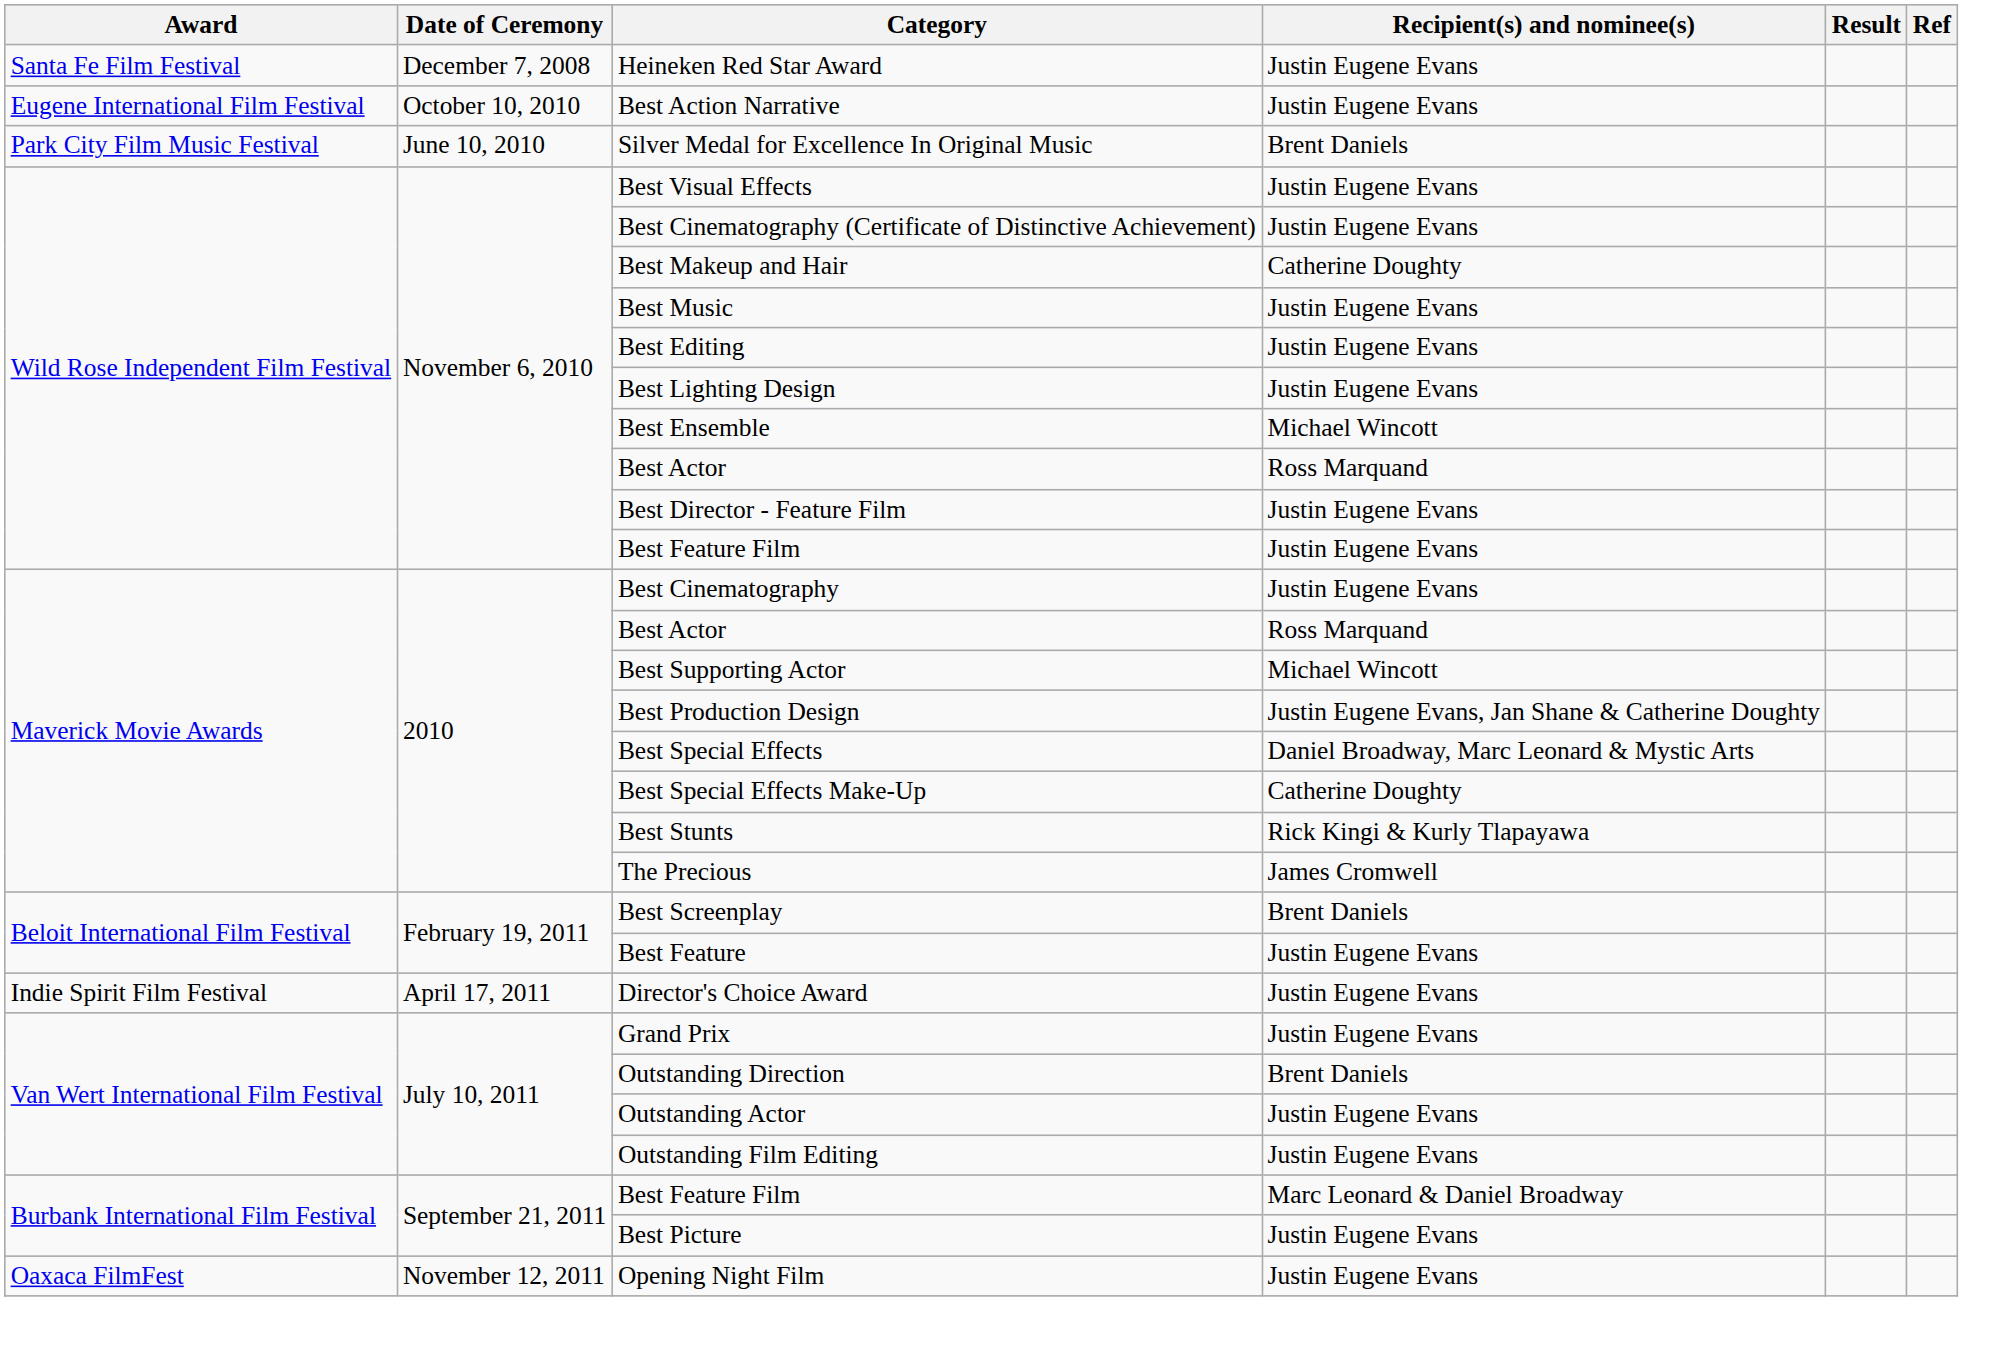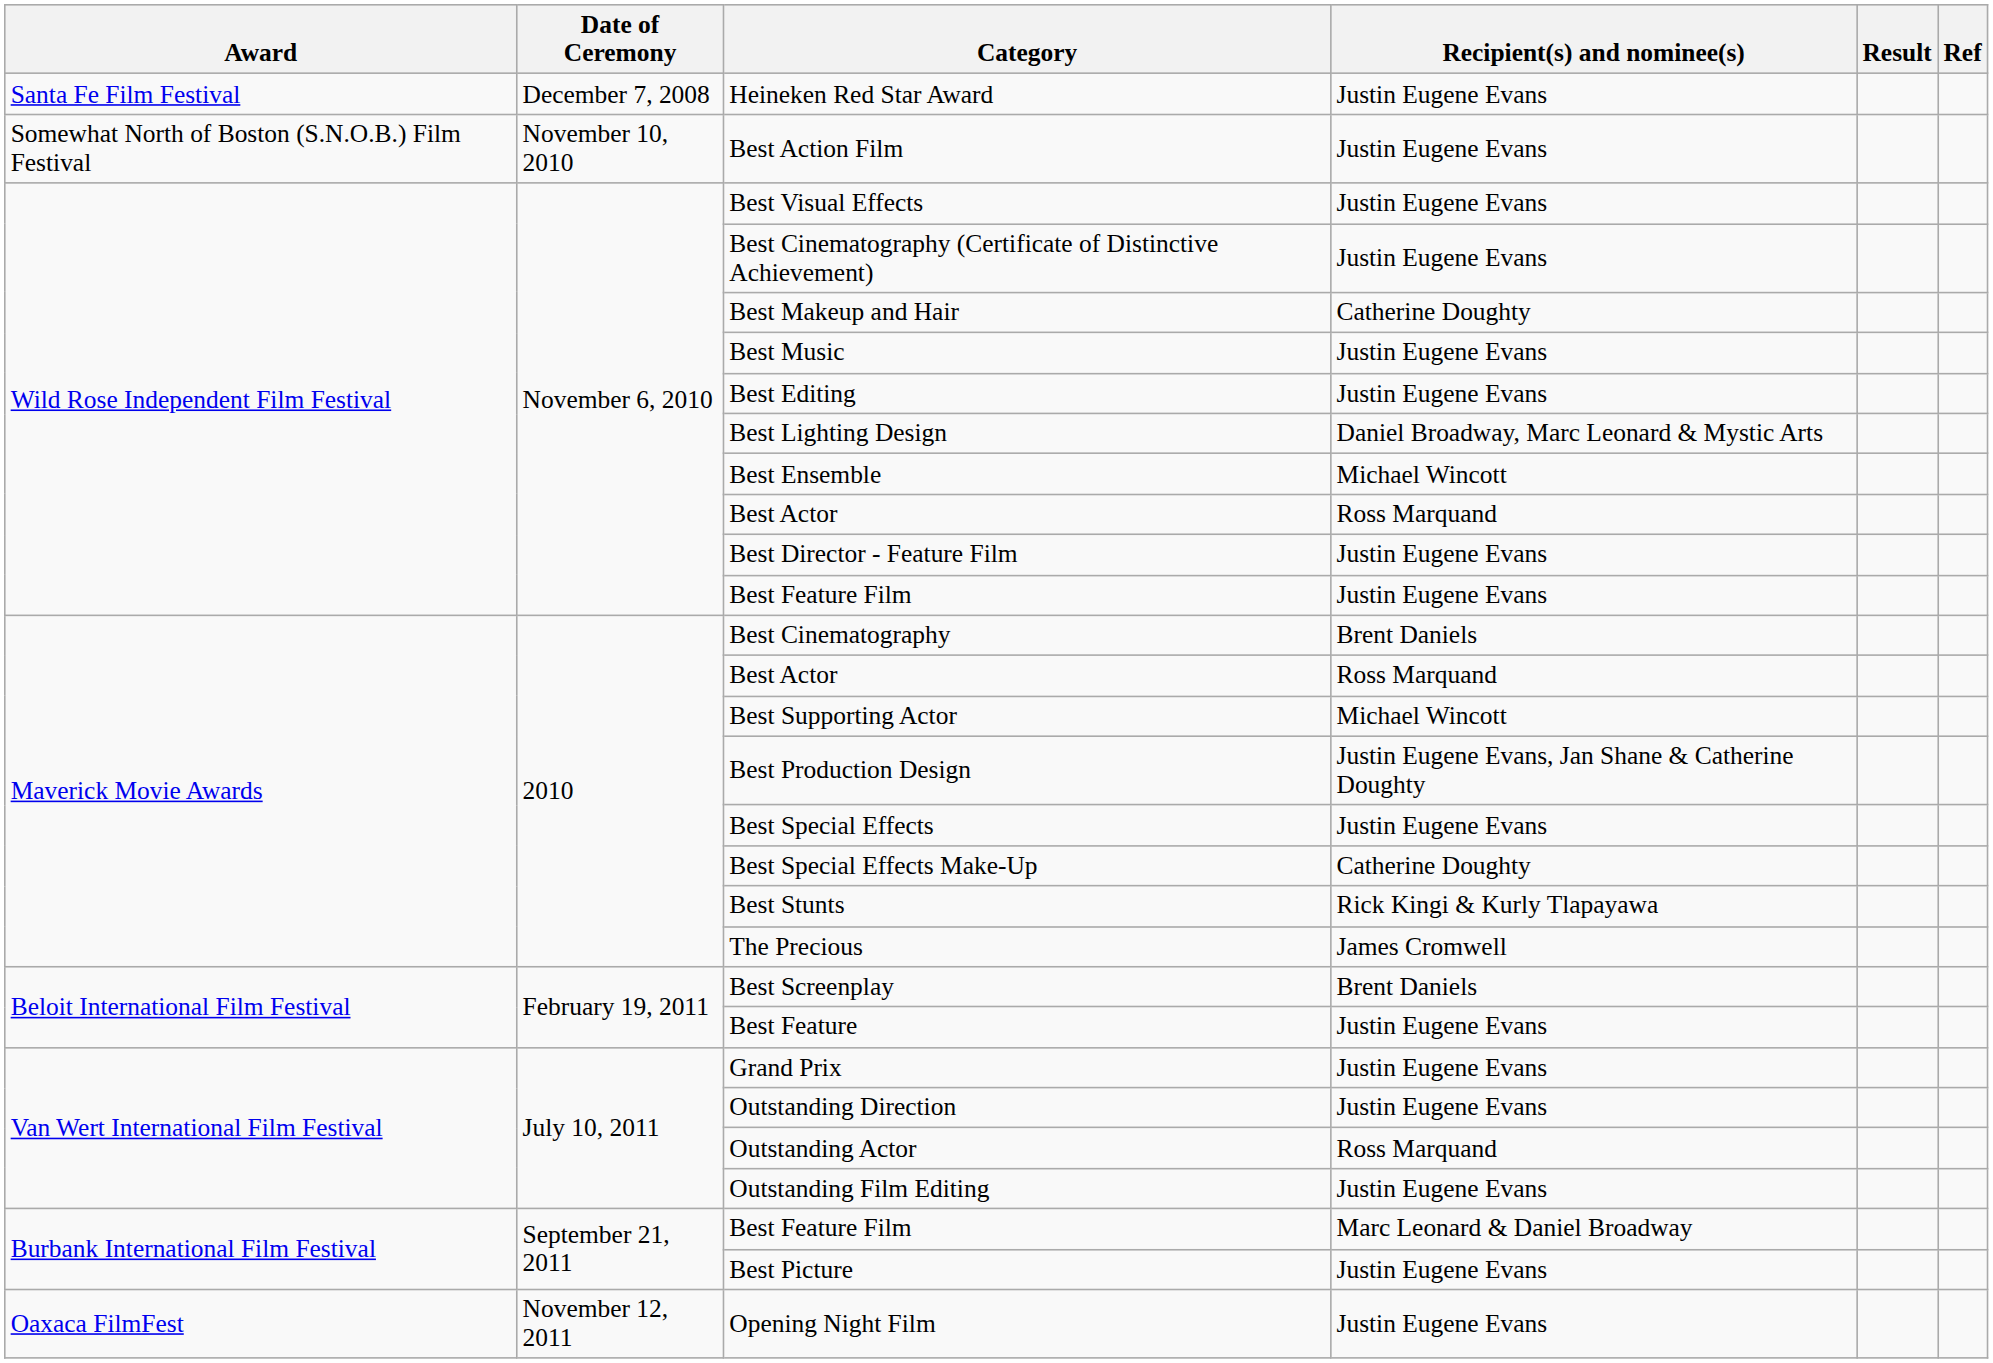- row: (188, 105)
+ row: (236, 148)
- row: (165, 145)
(1373, 387) Justin Eugene Evans -> (1580, 433) Daniel Broadway, Marc Leonard & Mystic Arts
(1373, 589) Justin Eugene Evans -> (1407, 635) Brent Daniels
(1511, 750) Daniel Broadway, Marc Leonard & Mystic Arts -> (1442, 825) Justin Eugene Evans
- row: (139, 992)
(1338, 1073) Brent Daniels -> (1442, 1107) Justin Eugene Evans
(1373, 1114) Justin Eugene Evans -> (1417, 1147) Ross Marquand
